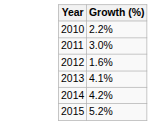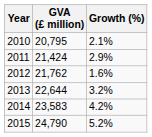+ column: (60, 18)
(101, 29) 2.2% -> (101, 41) 2.1%
(101, 46) 3.0% -> (101, 57) 2.9%
(101, 79) 4.1% -> (101, 90) 3.2%
